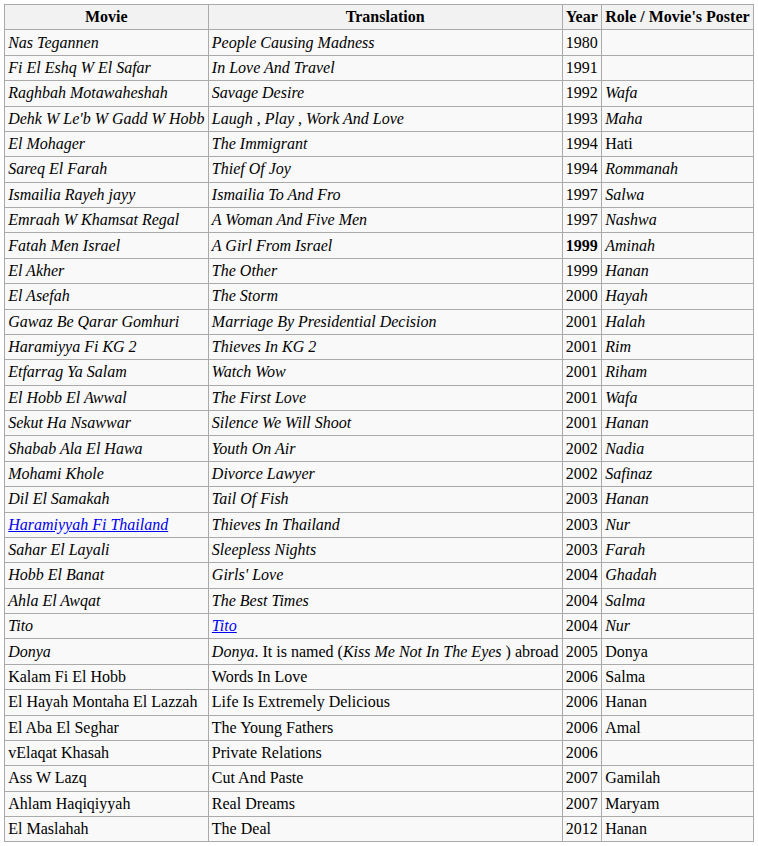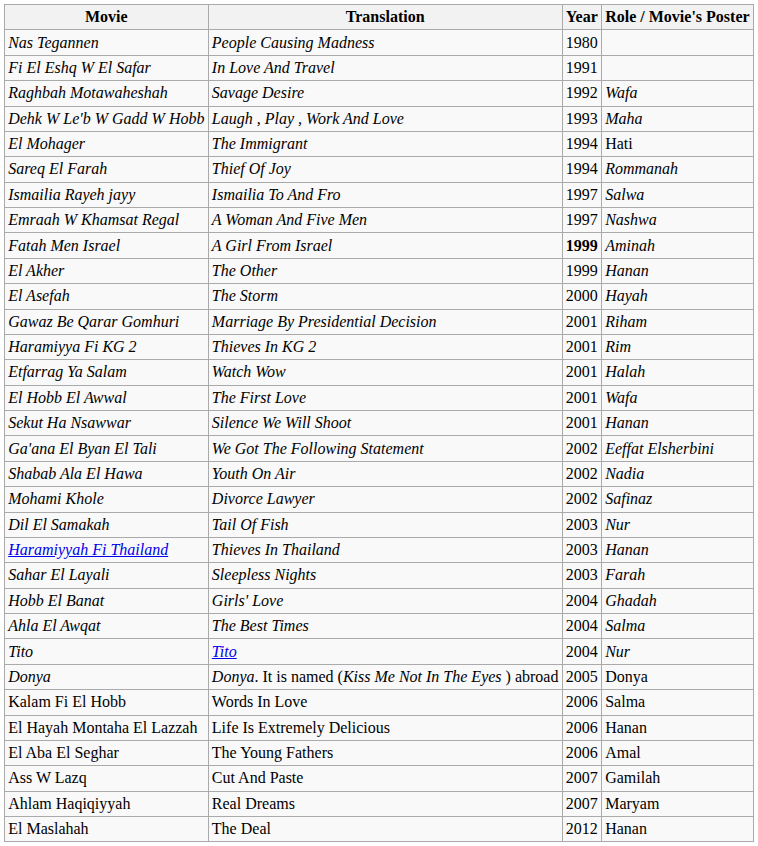(625, 321) Halah -> (626, 321) Riham
(626, 372) Riham -> (625, 372) Halah
+ row: (82, 448)
(627, 499) Hanan -> (618, 524) Nur
(618, 524) Nur -> (627, 550) Hanan
- row: (59, 753)
